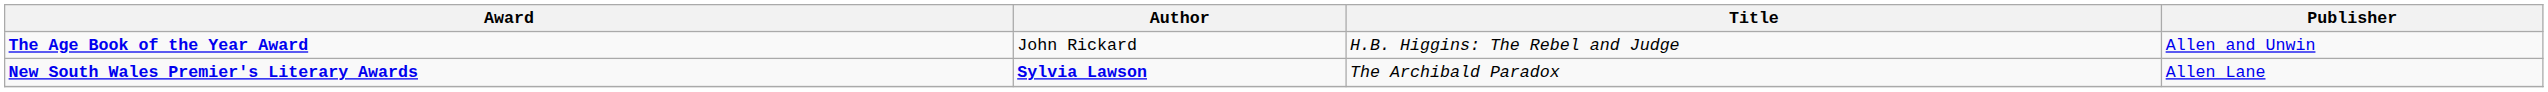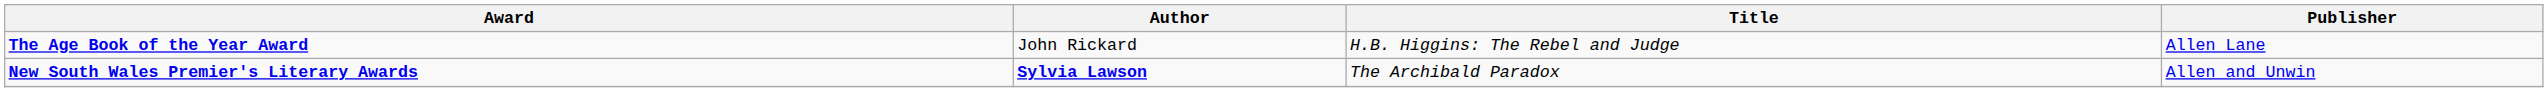(2241, 45) Allen and Unwin -> (2216, 45) Allen Lane
(2216, 72) Allen Lane -> (2241, 72) Allen and Unwin
